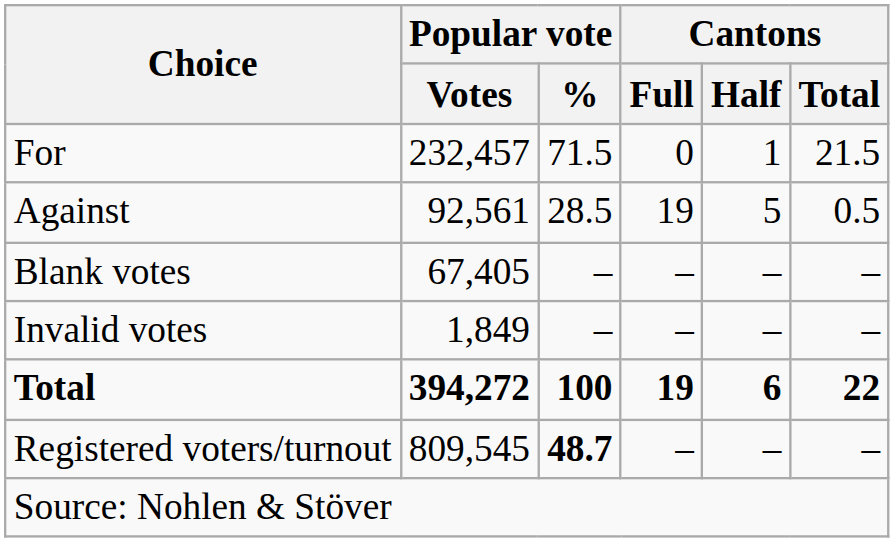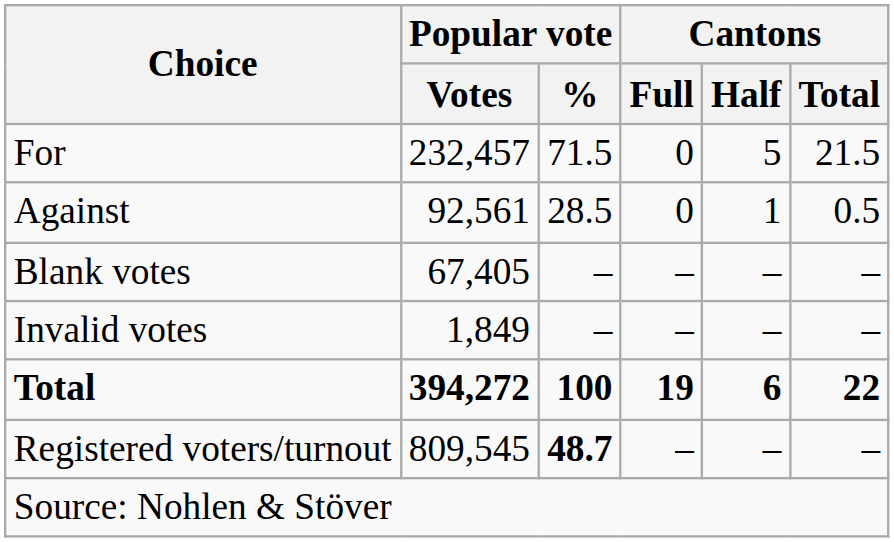(772, 152) 1 -> (772, 152) 5
(675, 211) 19 -> (685, 211) 0
(772, 211) 5 -> (772, 211) 1
